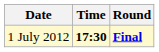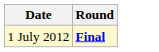- column: (91, 15)
